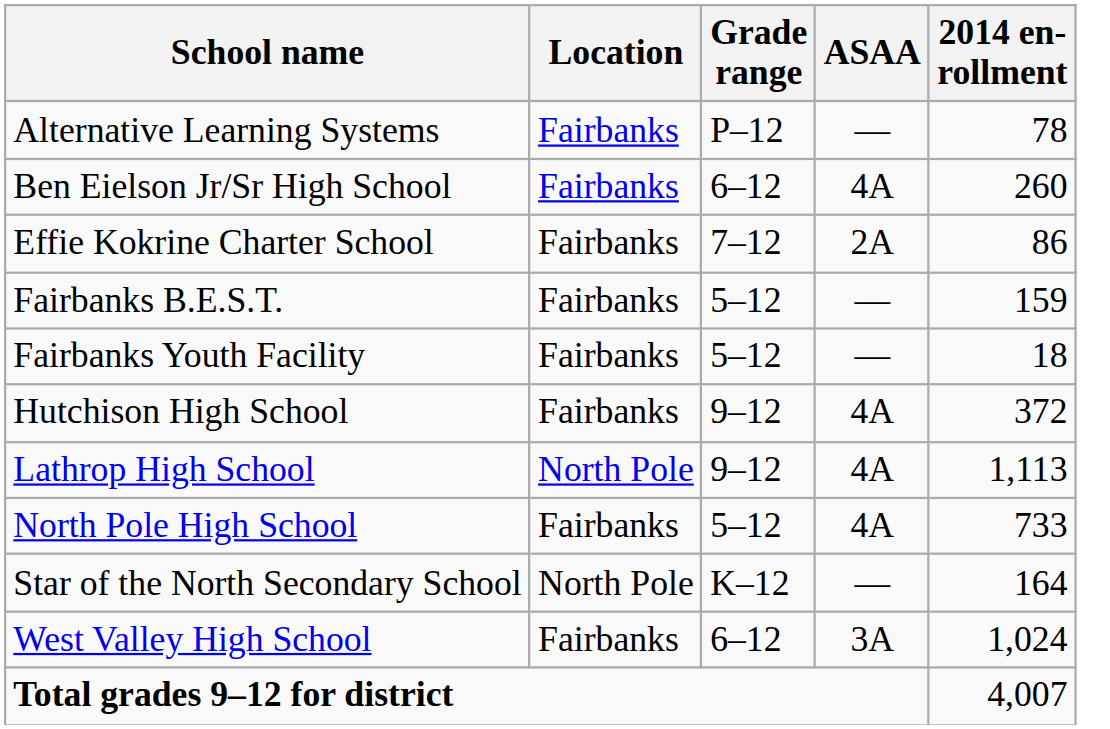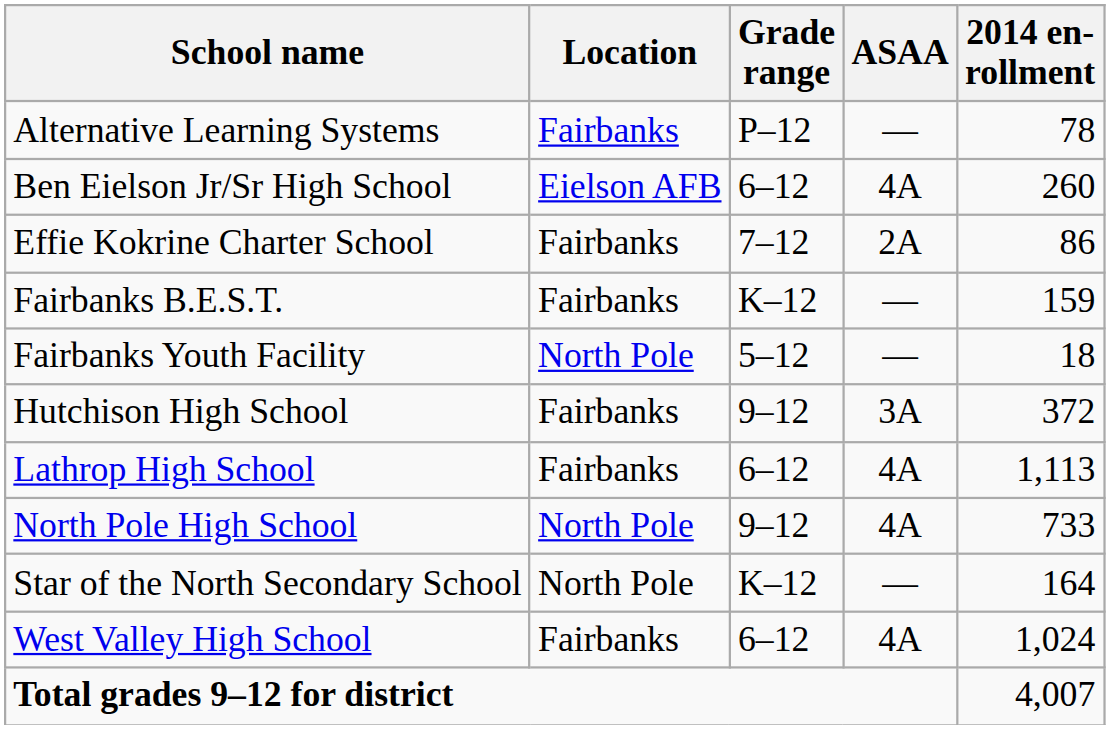(608, 186) Fairbanks -> (630, 186) Eielson AFB
(746, 299) 5–12 -> (778, 299) K–12
(608, 355) Fairbanks -> (616, 355) North Pole
(872, 412) 4A -> (900, 412) 3A
(616, 469) North Pole -> (608, 469) Fairbanks
(746, 469) 9–12 -> (774, 469) 6–12
(608, 525) Fairbanks -> (616, 525) North Pole
(746, 525) 5–12 -> (774, 525) 9–12
(872, 638) 3A -> (900, 638) 4A
